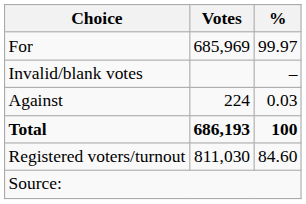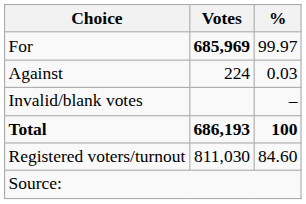(222, 45) normal -> (222, 45) bold
rows swapped: (36, 101) <-> (76, 73)
